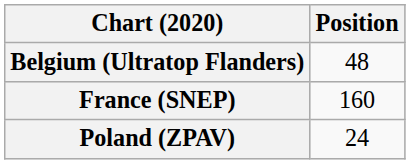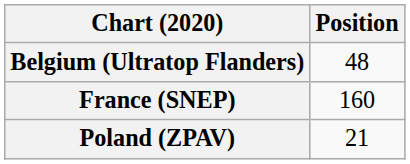(357, 138) 24 -> (357, 138) 21
